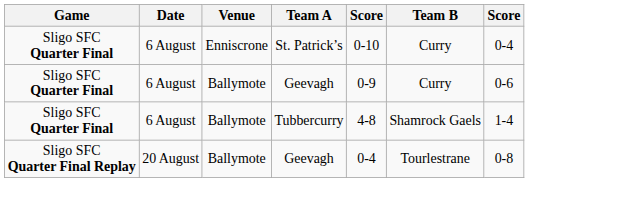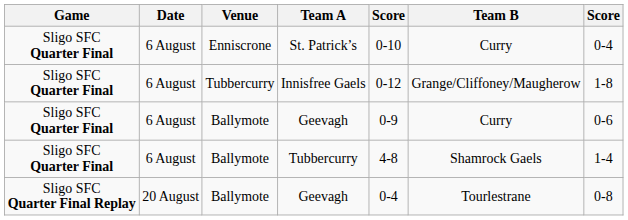+ row: (72, 83)
